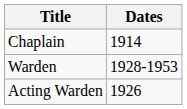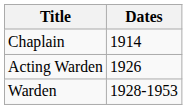rows swapped: (55, 91) <-> (32, 66)
